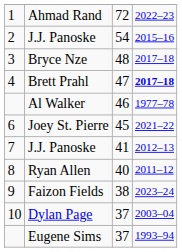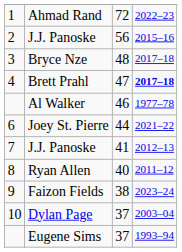(122, 37) 54 -> (122, 37) 56
(122, 125) 45 -> (122, 125) 44
